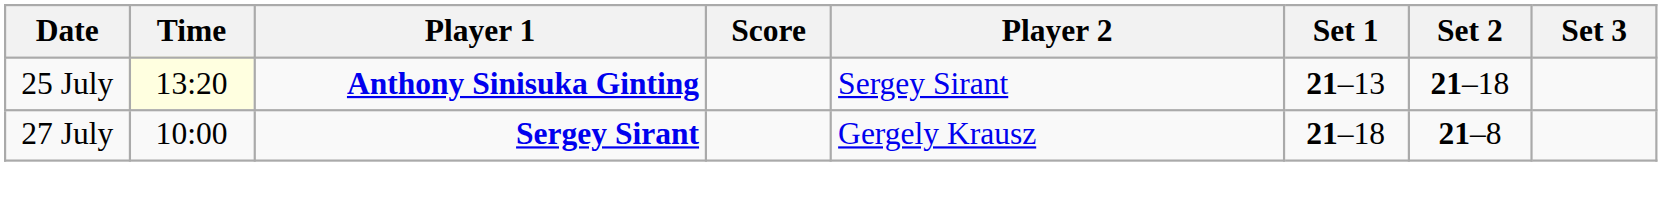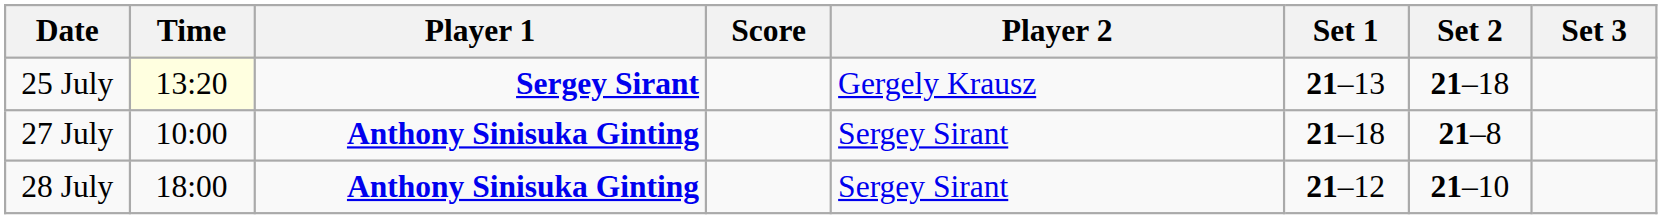(523, 82) Anthony Sinisuka Ginting -> (608, 82) Sergey Sirant
(923, 82) Sergey Sirant -> (937, 82) Gergely Krausz
(608, 134) Sergey Sirant -> (523, 134) Anthony Sinisuka Ginting
(937, 134) Gergely Krausz -> (923, 134) Sergey Sirant
+ row: (67, 186)
